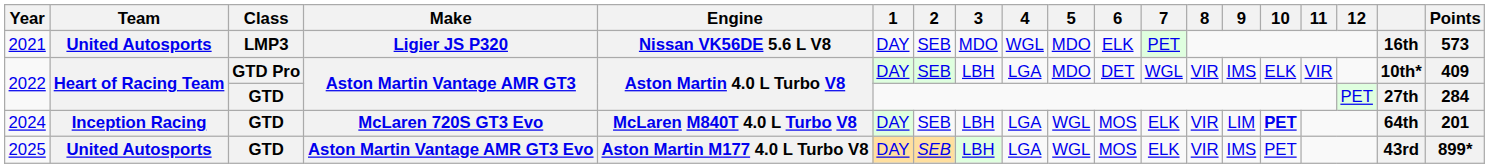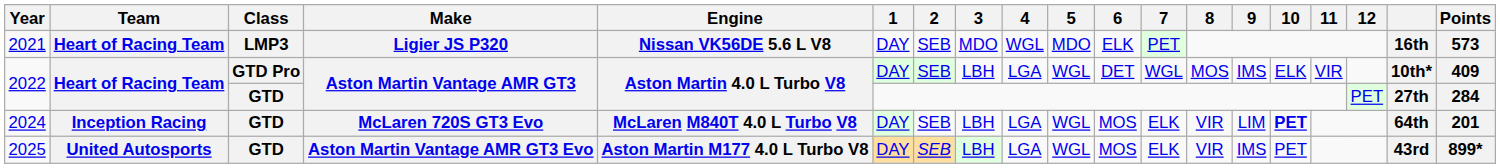(139, 44) United Autosports -> (139, 44) Heart of Racing Team
(1071, 70) MDO -> (1071, 70) WGL
(1205, 70) VIR -> (1210, 70) MOS
